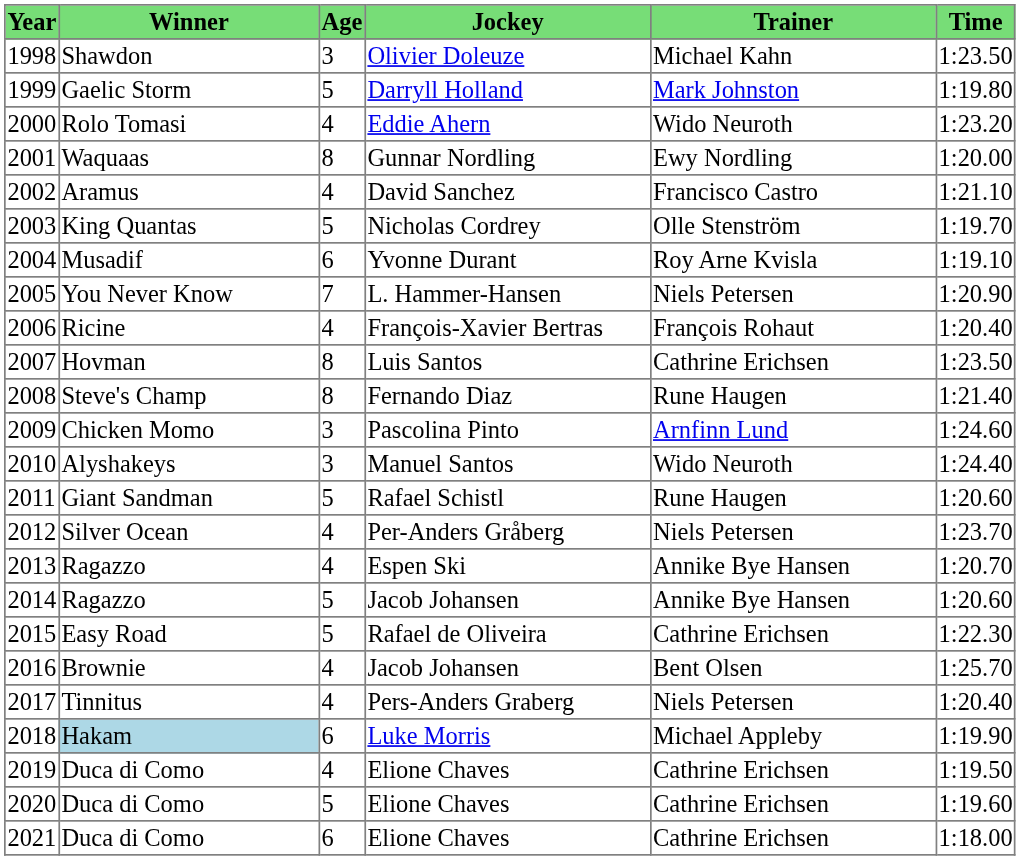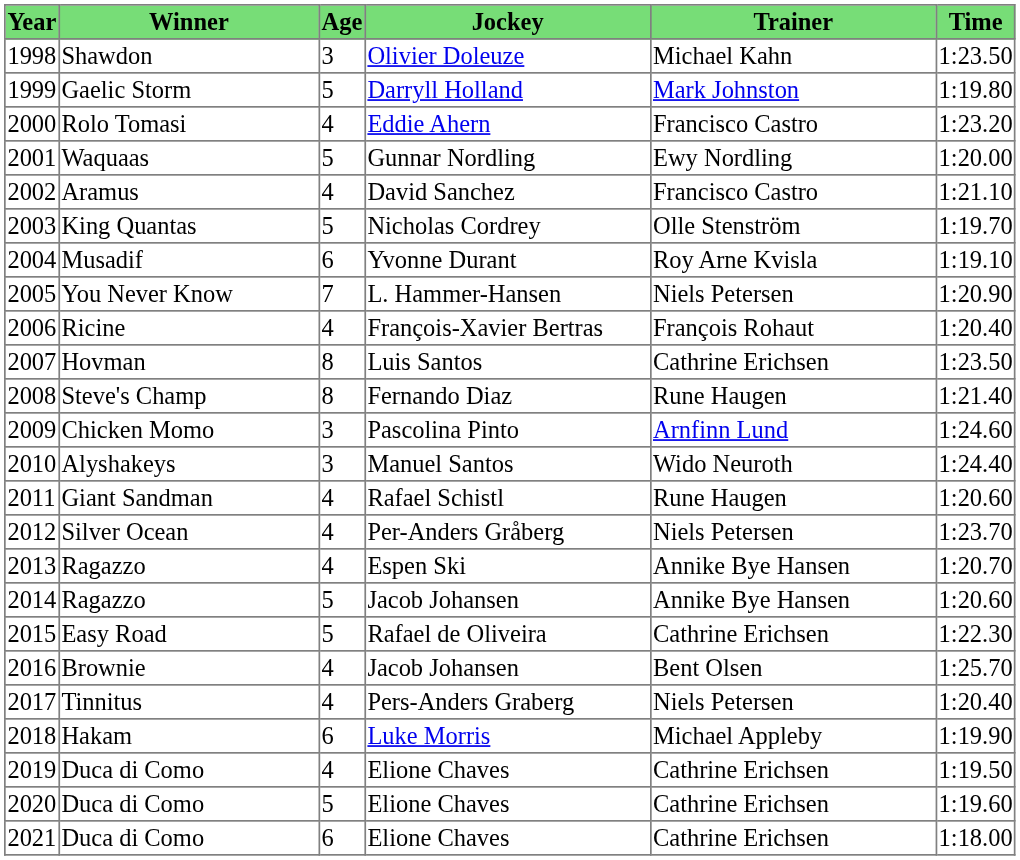(723, 123) Wido Neuroth -> (736, 123) Francisco Castro
(328, 157) 8 -> (328, 157) 5
(328, 497) 5 -> (328, 497) 4
(97, 735) lightblue background -> (97, 735) no background
